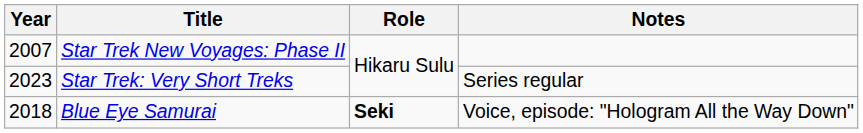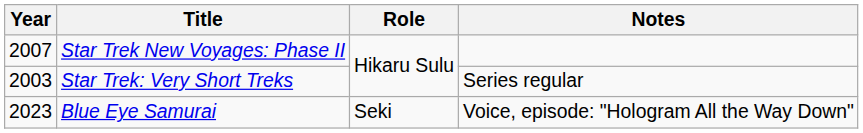(31, 81) 2023 -> (31, 81) 2003
(31, 111) 2018 -> (31, 111) 2023
(374, 111) bold -> (373, 111) normal
